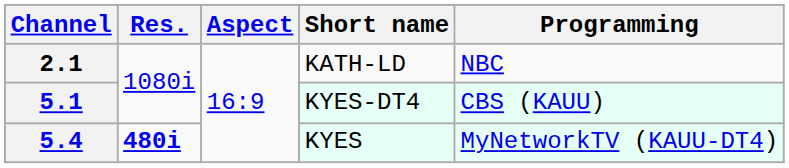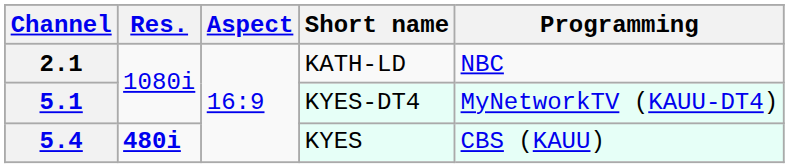(533, 103) CBS (KAUU) -> (619, 103) MyNetworkTV (KAUU-DT4)
(619, 142) MyNetworkTV (KAUU-DT4) -> (533, 142) CBS (KAUU)
